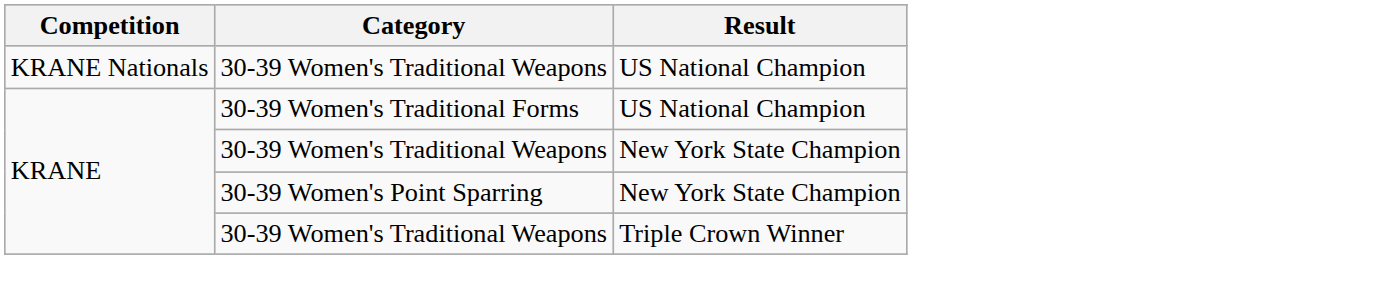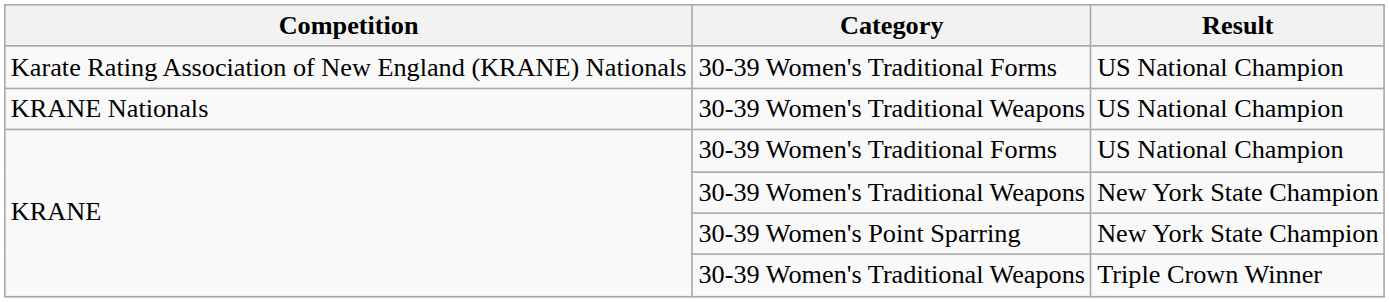+ row: (349, 66)
